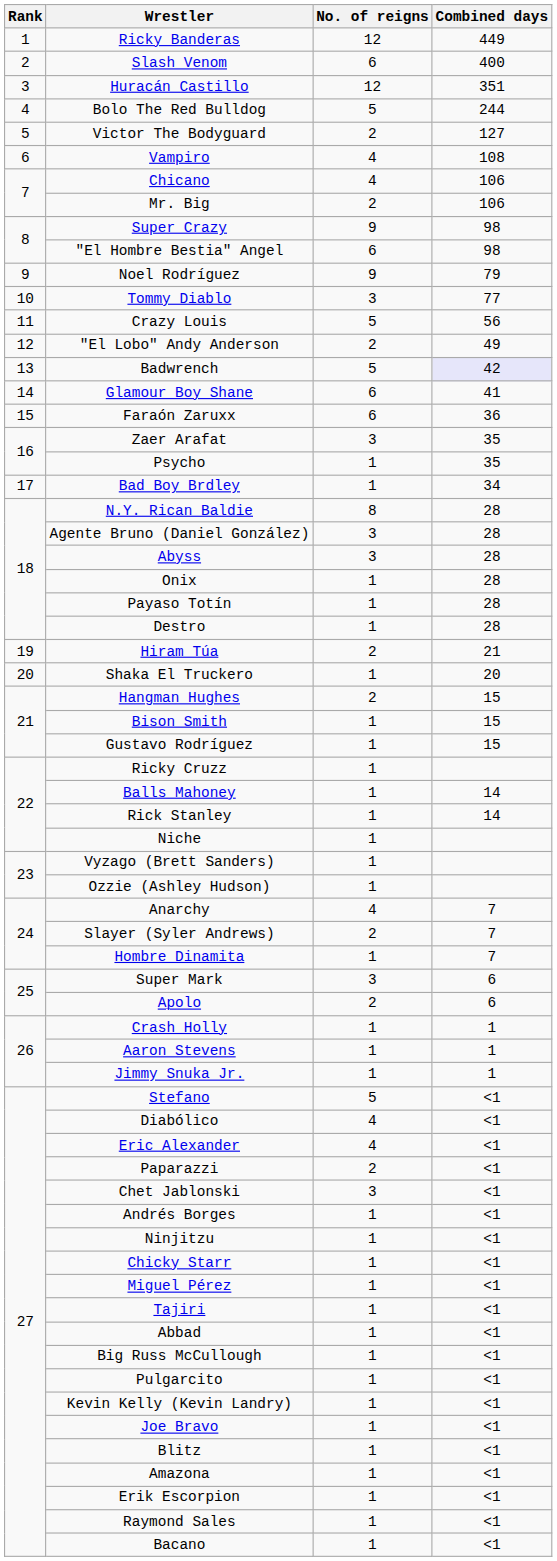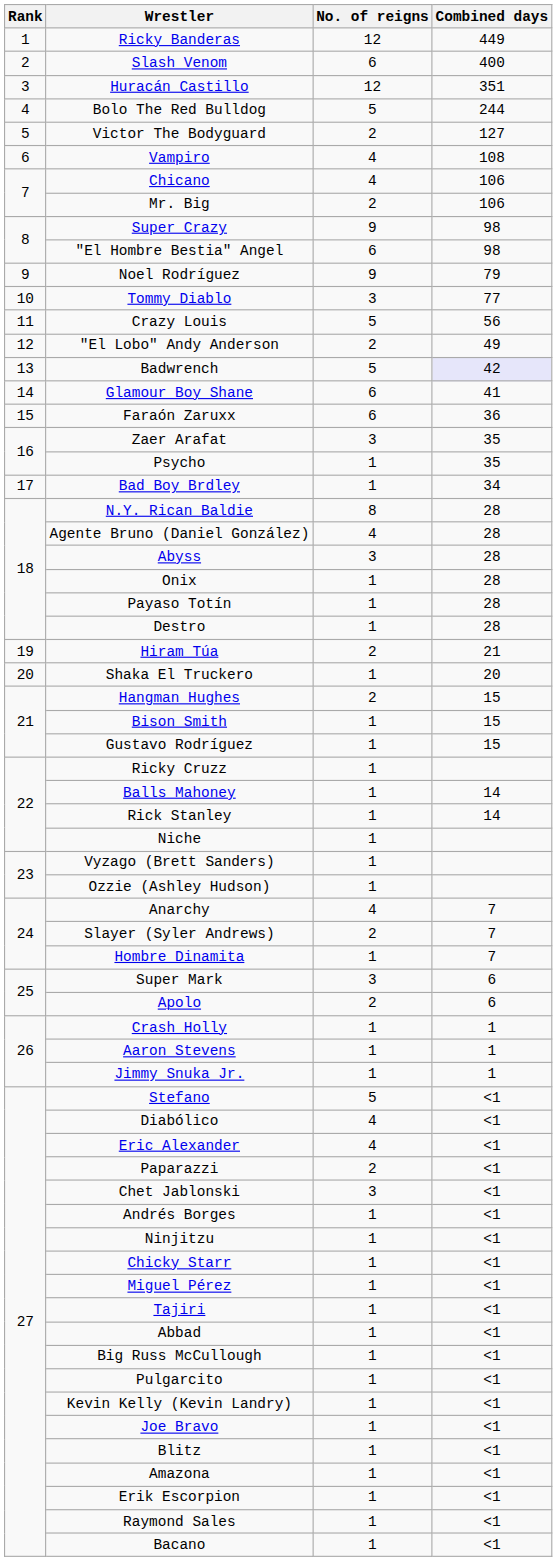(372, 534) 3 -> (372, 534) 4
